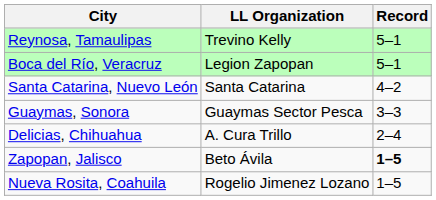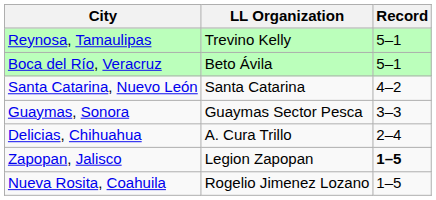(259, 64) Legion Zapopan -> (239, 64) Beto Ávila
(239, 159) Beto Ávila -> (259, 159) Legion Zapopan
